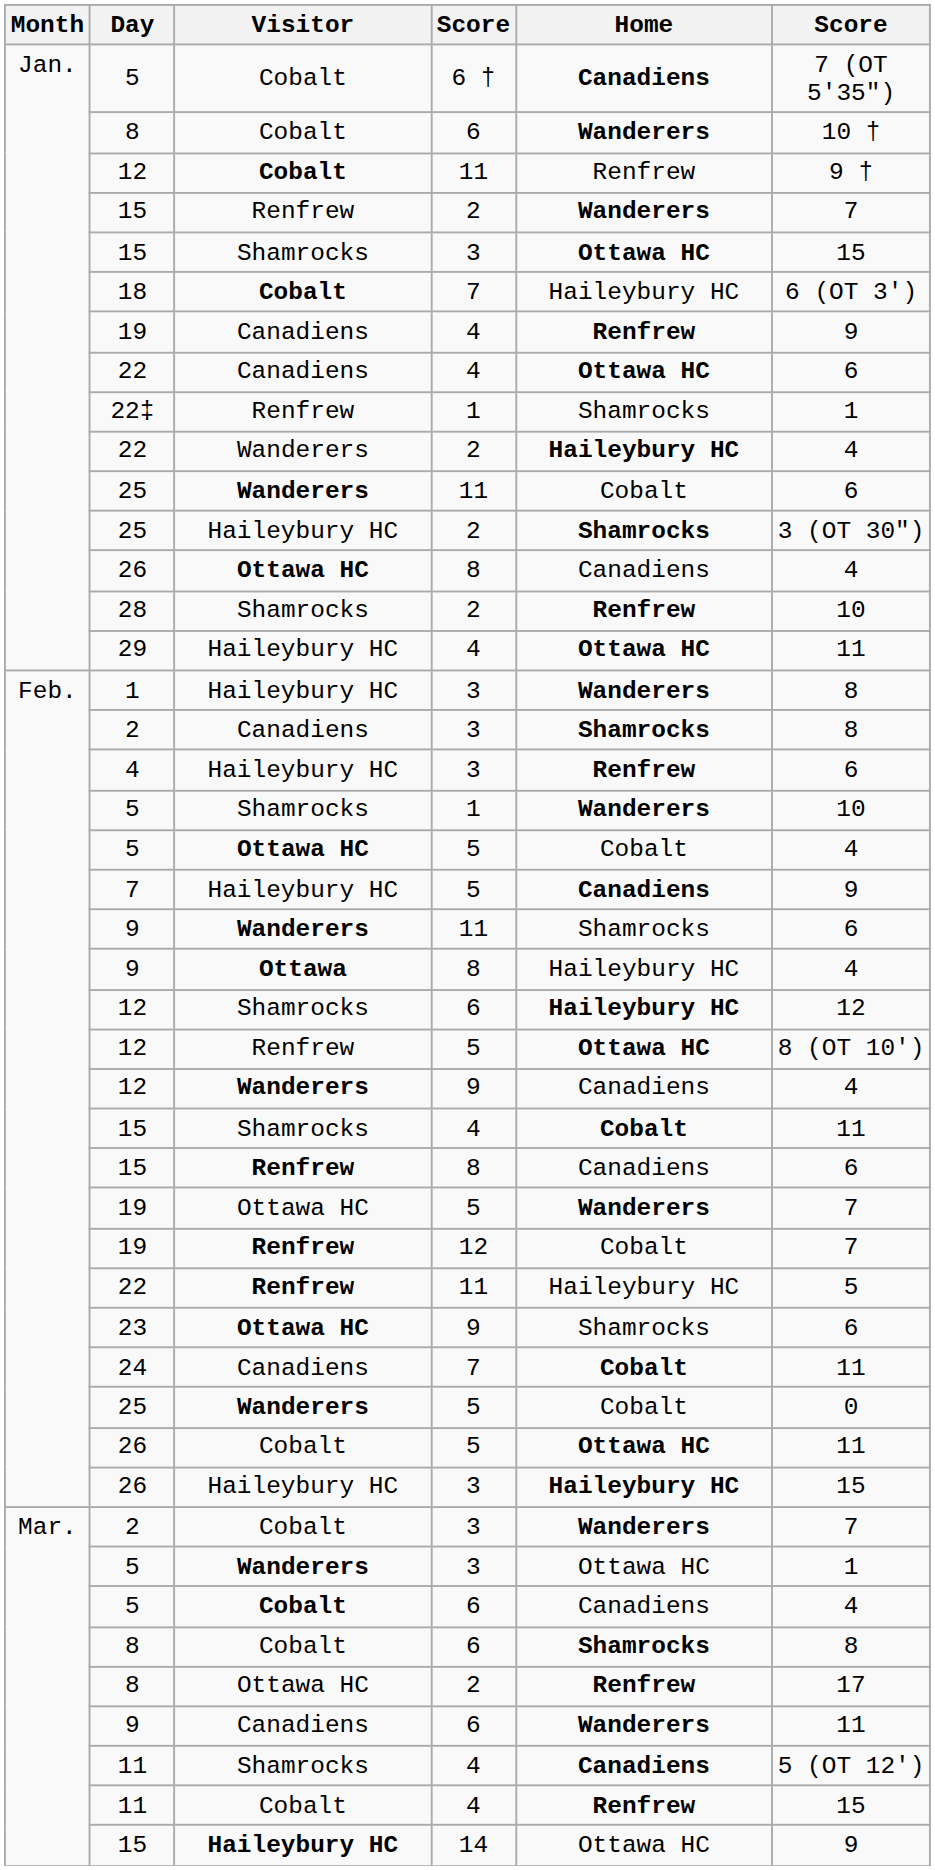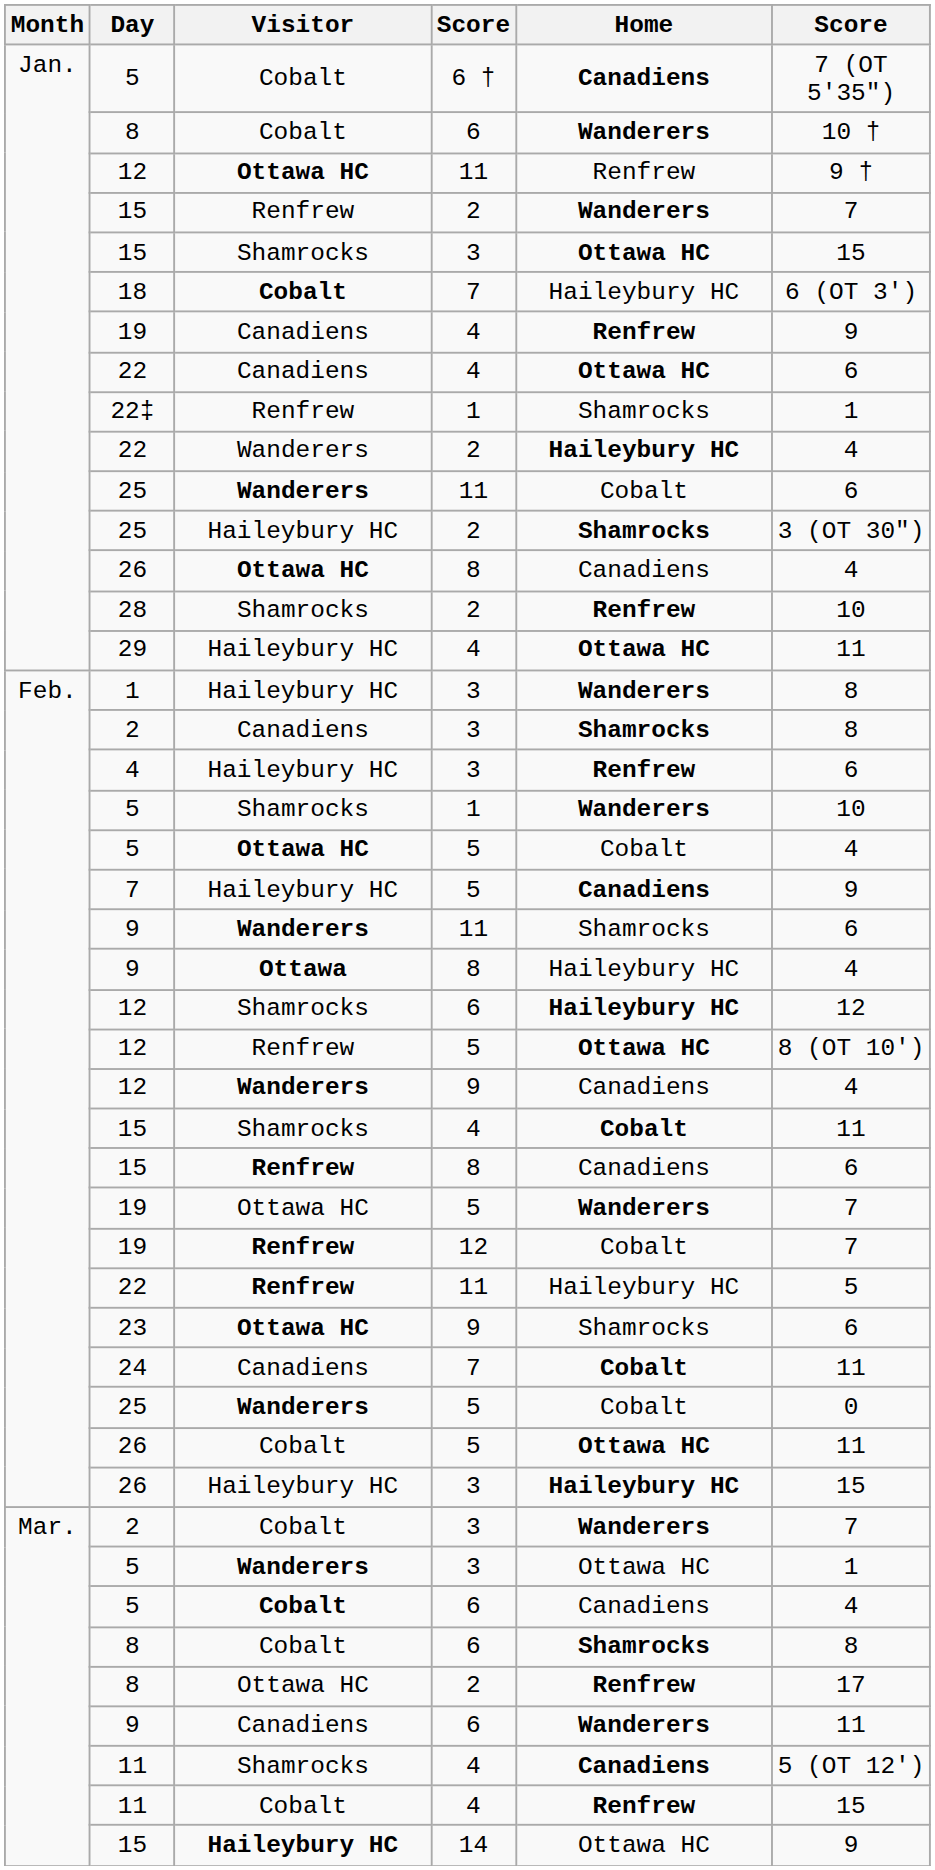(303, 173) Cobalt -> (303, 173) Ottawa HC
